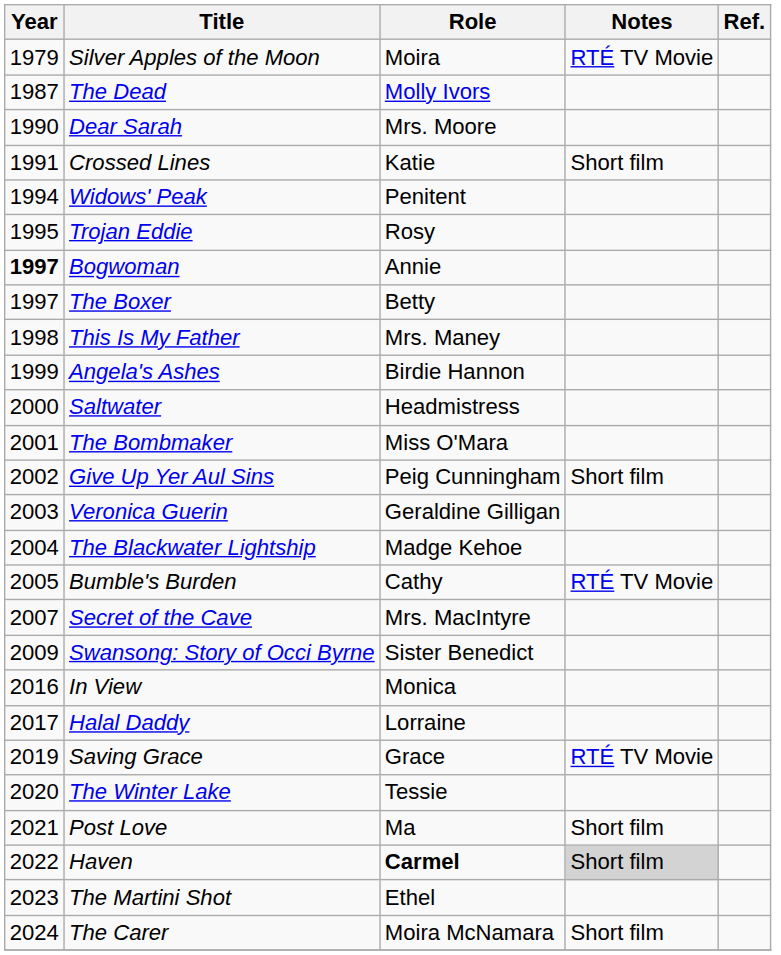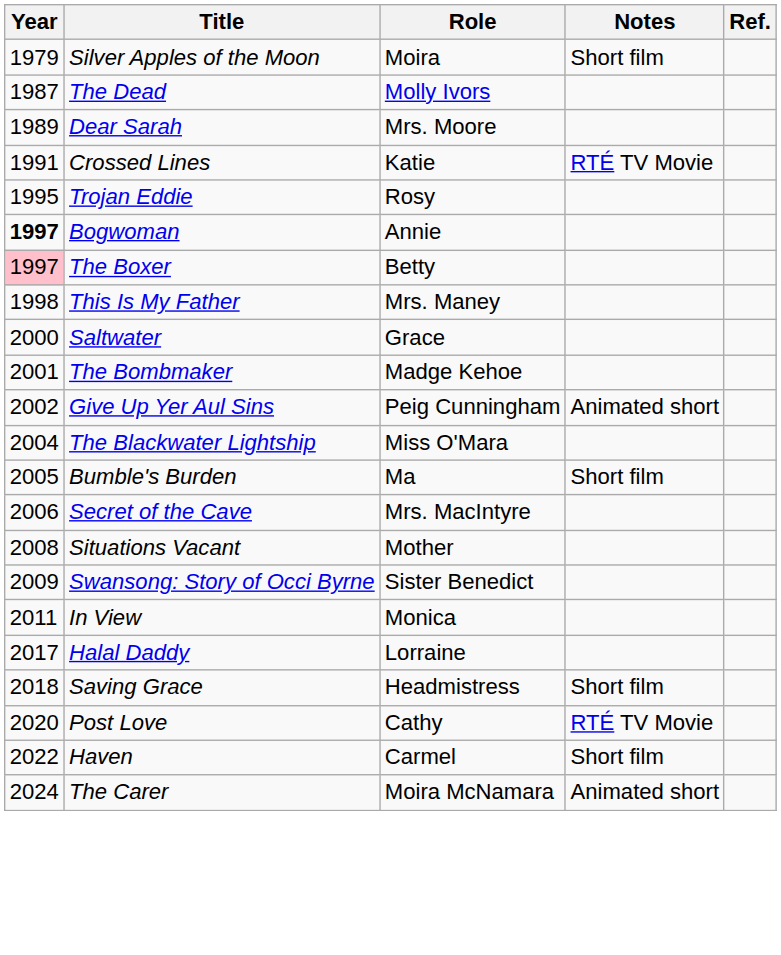(642, 57) RTÉ TV Movie -> (617, 57) Short film
(34, 127) 1990 -> (34, 127) 1989
(617, 162) Short film -> (642, 162) RTÉ TV Movie
- row: (138, 197)
(34, 302) no background -> (34, 267) pink background
- row: (144, 372)
(452, 407) Headmistress -> (415, 337) Grace
(446, 442) Miss O'Mara -> (454, 372) Madge Kehoe
(617, 477) Short film -> (645, 407) Animated short
- row: (148, 512)
(454, 547) Madge Kehoe -> (446, 442) Miss O'Mara
(414, 582) Cathy -> (400, 477) Ma
(642, 582) RTÉ TV Movie -> (617, 477) Short film
(34, 617) 2007 -> (34, 512) 2006
+ row: (155, 547)
(34, 687) 2016 -> (34, 617) 2011
(34, 757) 2019 -> (34, 687) 2018
(415, 757) Grace -> (452, 687) Headmistress
(642, 757) RTÉ TV Movie -> (617, 687) Short film
- row: (150, 792)
(34, 827) 2021 -> (34, 722) 2020
(400, 827) Ma -> (414, 722) Cathy
(617, 827) Short film -> (642, 722) RTÉ TV Movie
(422, 862) bold -> (420, 757) normal
(617, 862) lightgrey background -> (617, 757) no background
- row: (150, 897)
(617, 932) Short film -> (645, 792) Animated short
